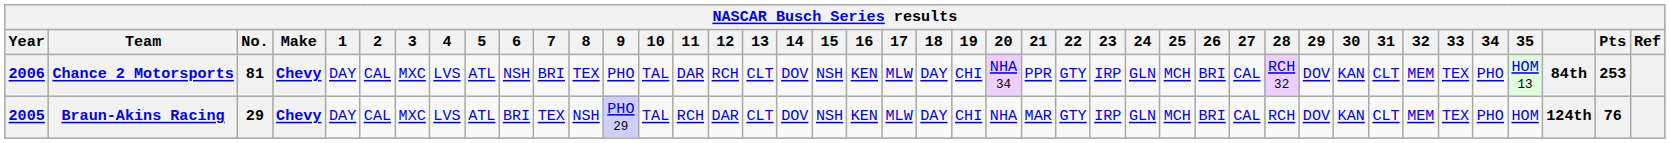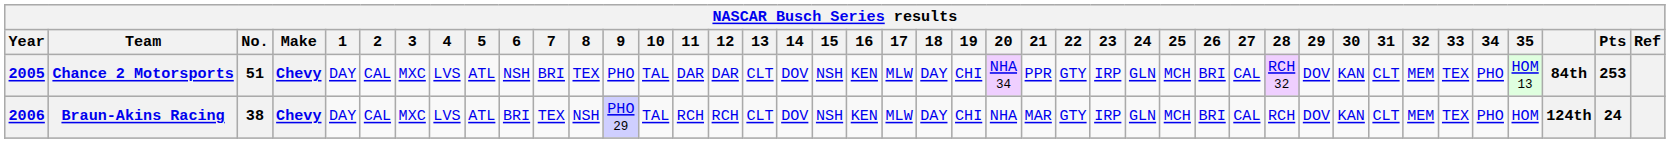(27, 75) 2006 -> (27, 75) 2005
(255, 75) 81 -> (255, 75) 51
(725, 75) RCH -> (725, 75) DAR
(27, 116) 2005 -> (27, 116) 2006
(255, 116) 29 -> (255, 116) 38
(725, 116) DAR -> (725, 116) RCH
(1613, 116) 76 -> (1613, 116) 24
